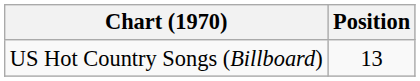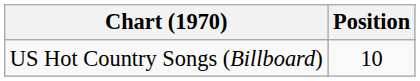(372, 57) 13 -> (372, 57) 10
